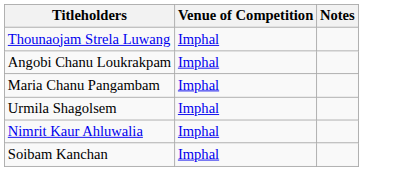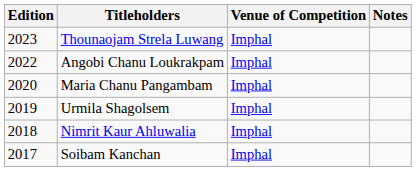+ column: (31, 16)
